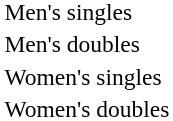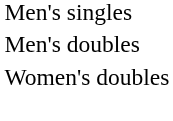- row: (83, 77)
